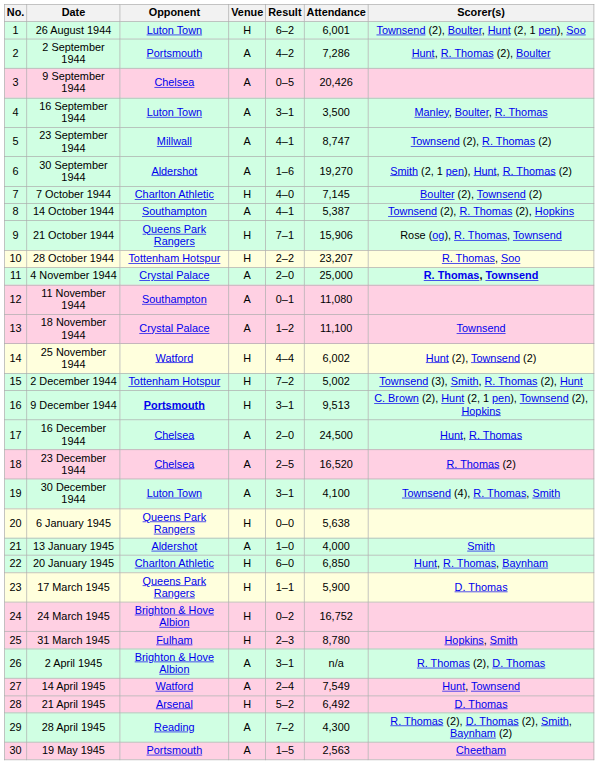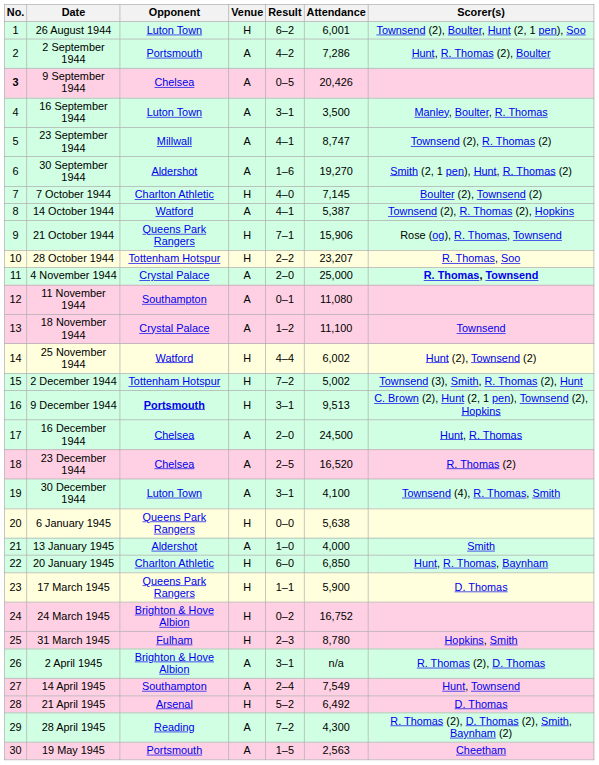(16, 83) normal -> (16, 83) bold
(174, 212) Southampton -> (174, 212) Watford
(174, 687) Watford -> (174, 687) Southampton
